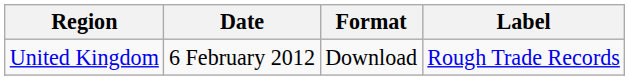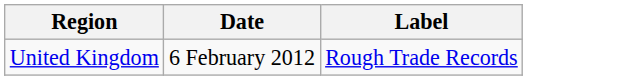- column: (371, 22)
